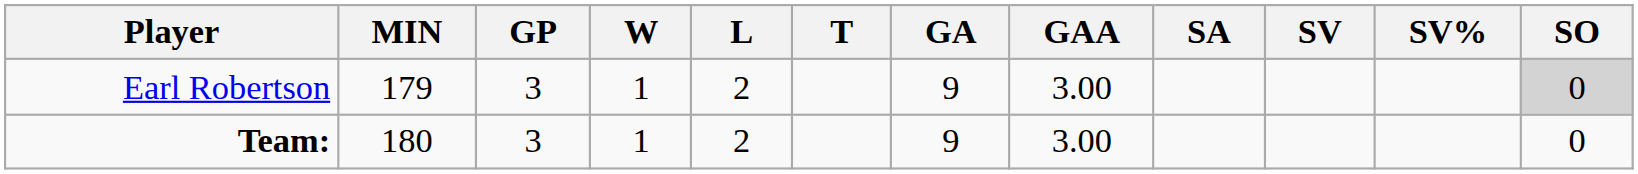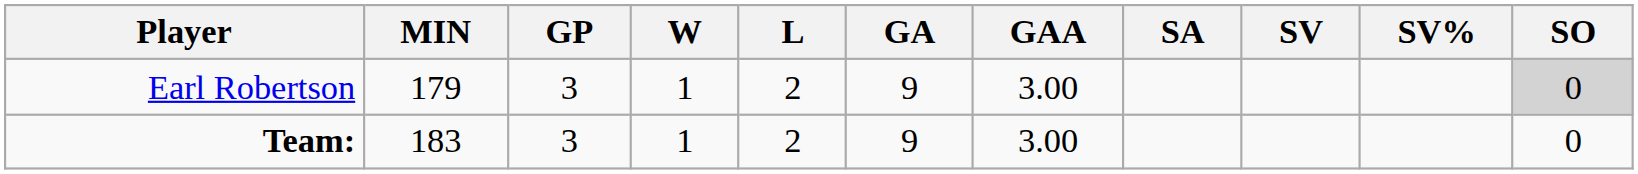- column: (842, 31)
(407, 140) 180 -> (436, 140) 183
